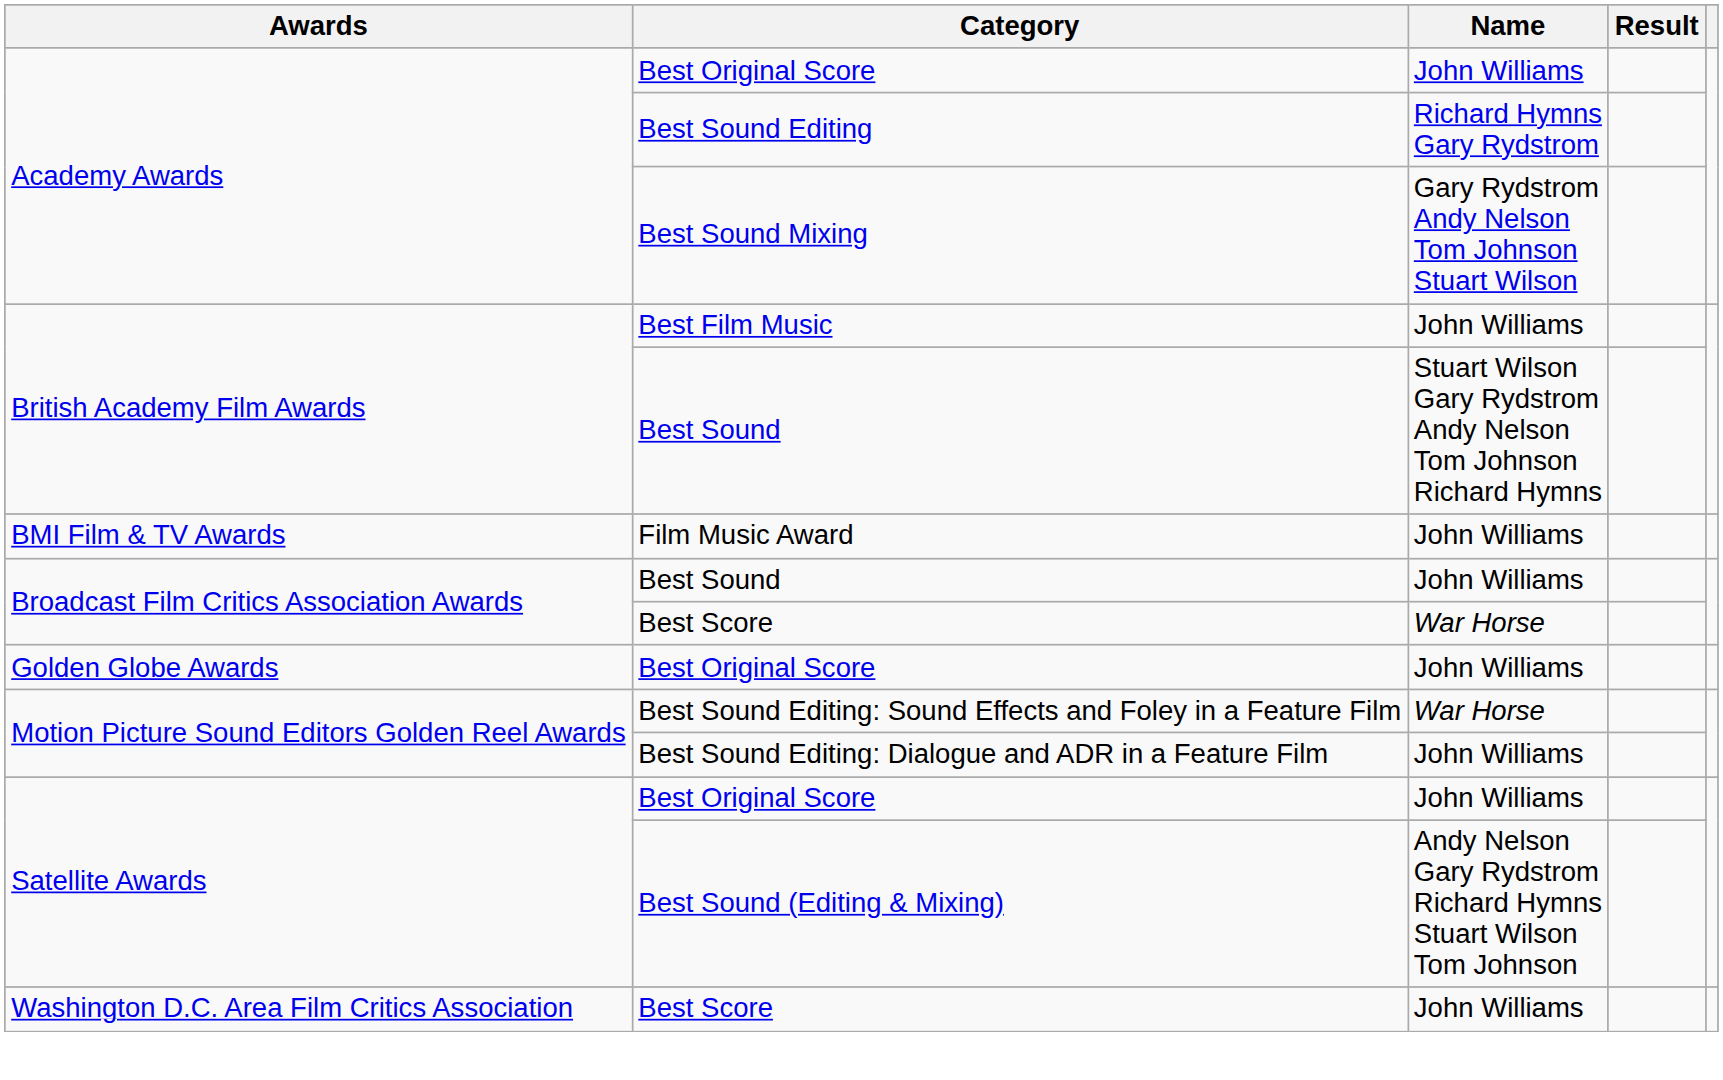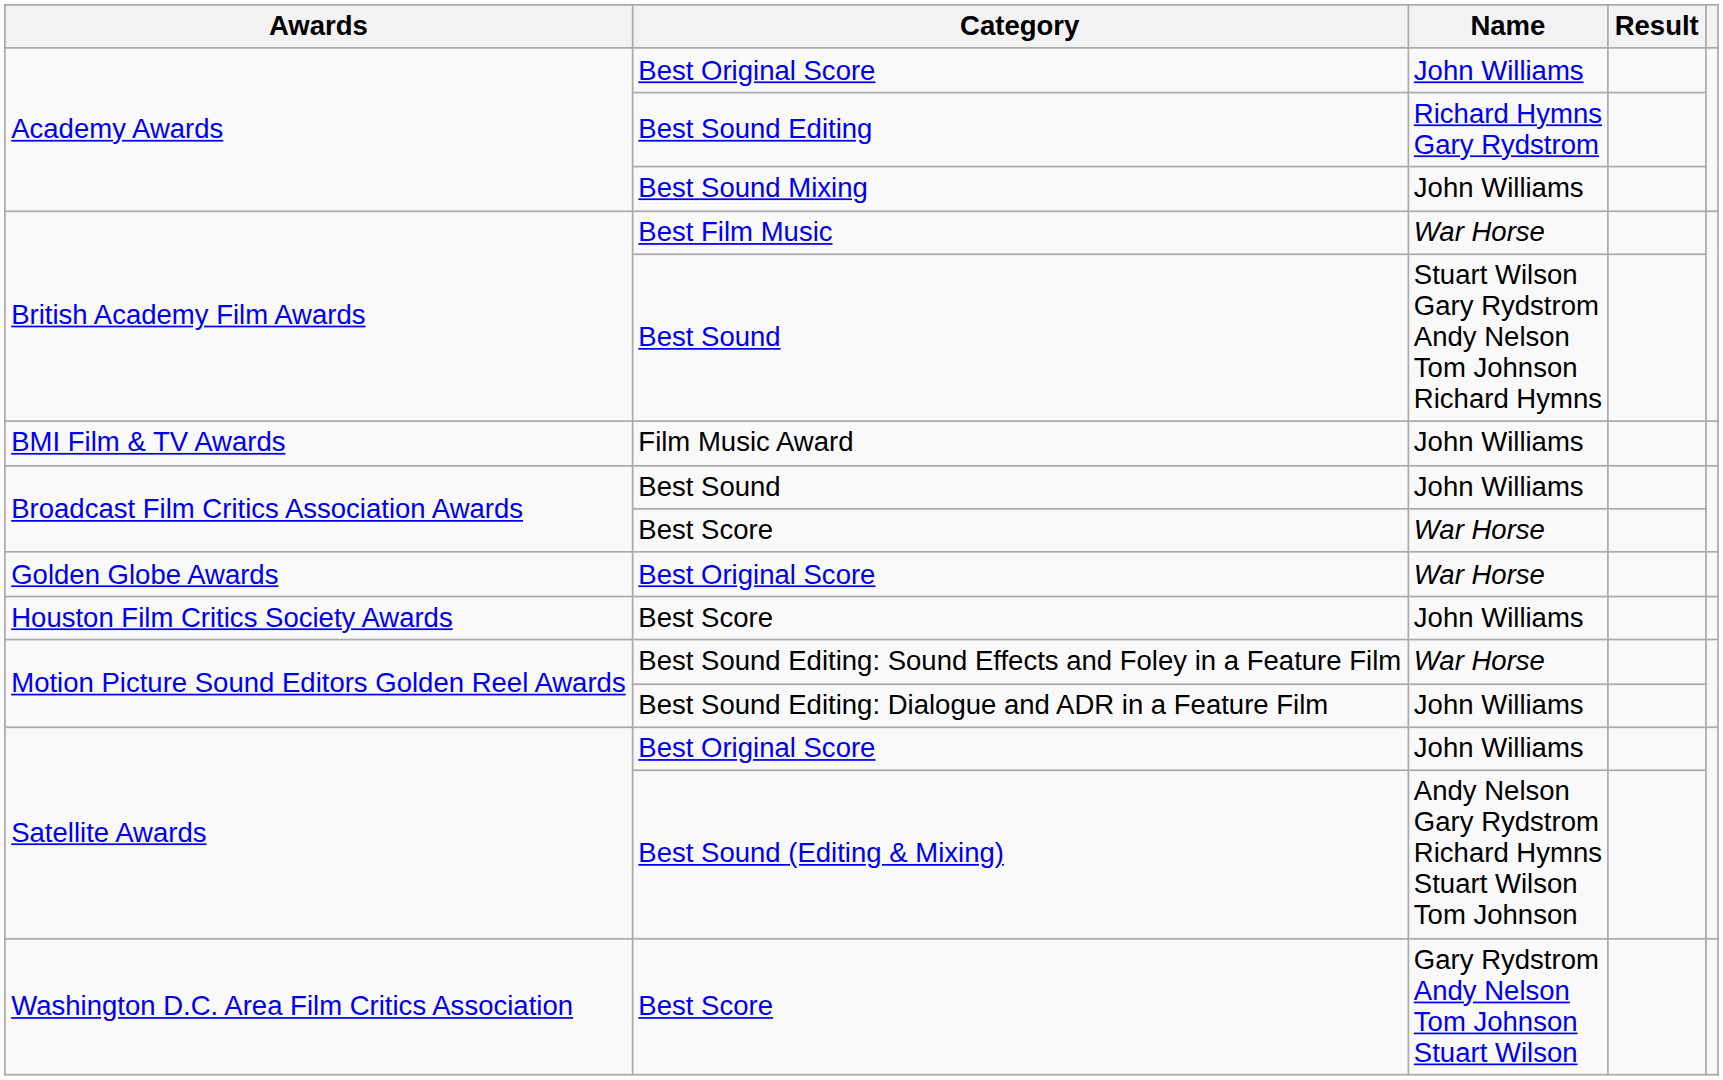(1506, 234) Gary Rydstrom Andy Nelson Tom Johnson Stuart Wilson -> (1499, 188) John Williams
(1499, 324) John Williams -> (1479, 231) War Horse
(1499, 666) John Williams -> (1479, 573) War Horse
+ row: (232, 617)
(1499, 1008) John Williams -> (1506, 1006) Gary Rydstrom Andy Nelson Tom Johnson Stuart Wilson
